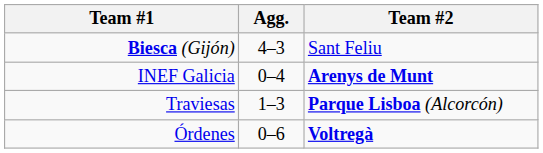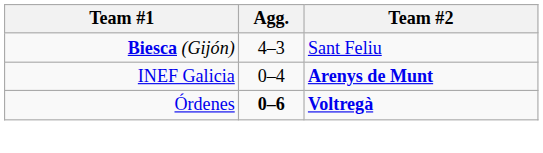- row: (200, 104)
(271, 133) normal -> (271, 104) bold
